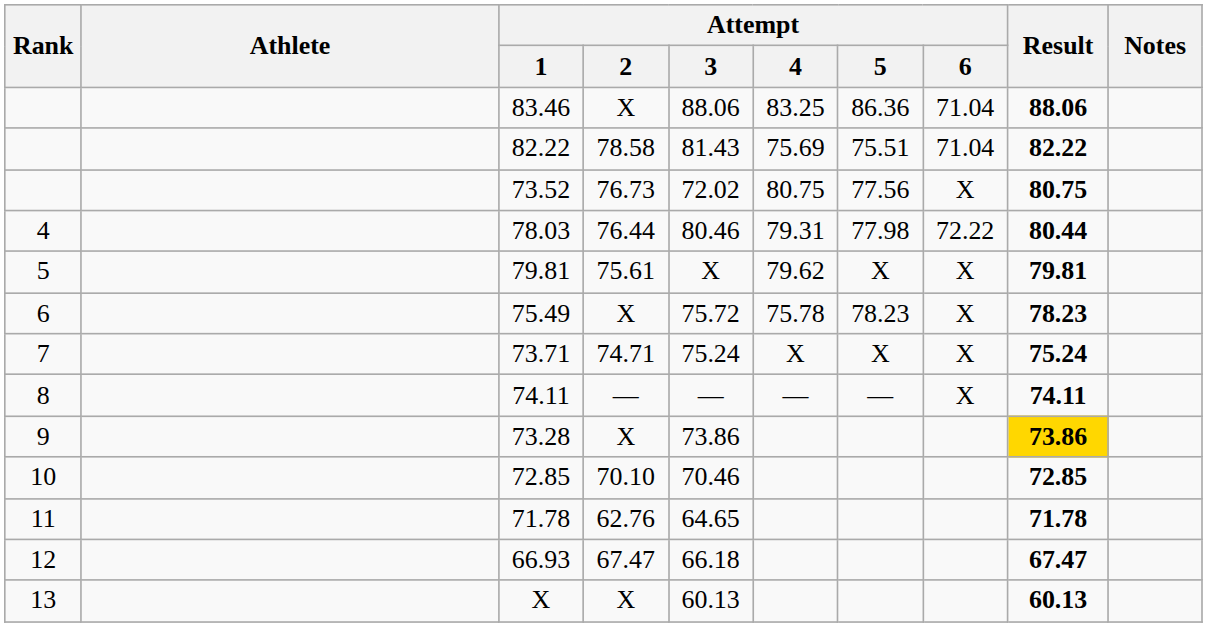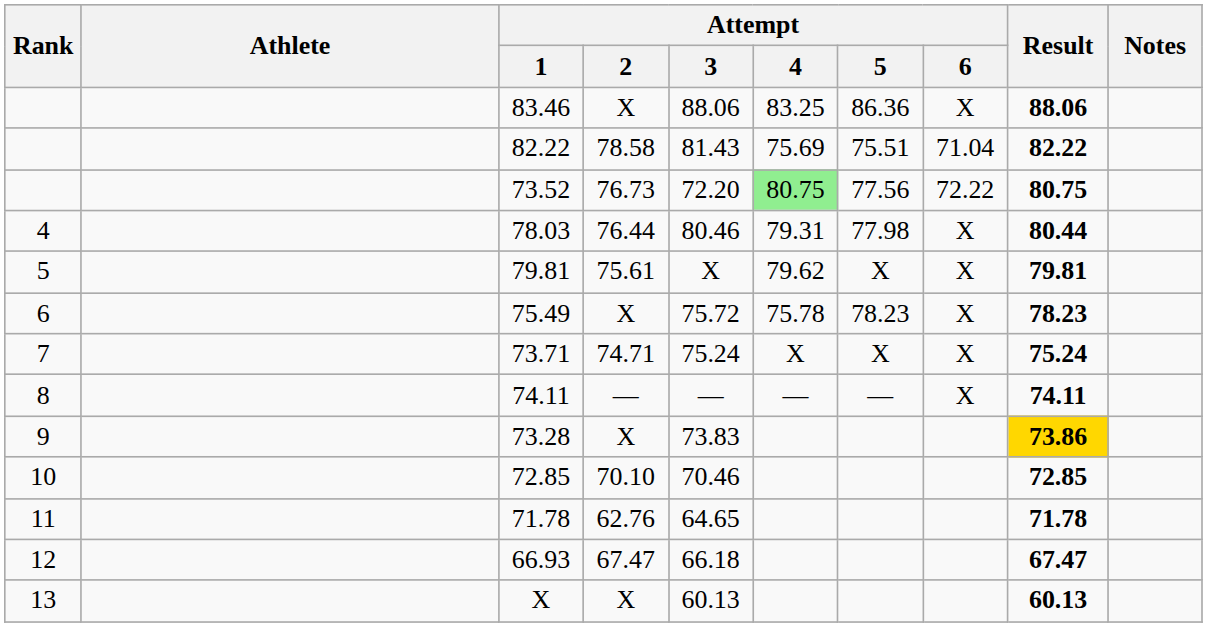(965, 107) 71.04 -> (965, 107) X
(711, 189) 72.02 -> (711, 189) 72.20
(795, 189) no background -> (795, 189) lightgreen background
(965, 189) X -> (965, 189) 72.22
(965, 230) 72.22 -> (965, 230) X
(711, 436) 73.86 -> (711, 436) 73.83
